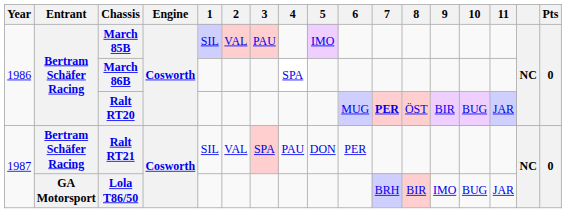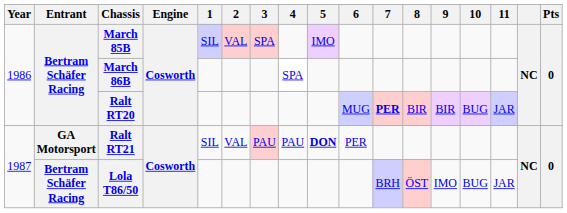(264, 41) PAU -> (264, 41) SPA
(416, 109) ÖST -> (417, 109) BIR
(66, 150) Bertram Schäfer Racing -> (66, 142) GA Motorsport
(264, 150) SPA -> (264, 142) PAU
(323, 150) normal -> (323, 142) bold
(66, 190) GA Motorsport -> (66, 183) Bertram Schäfer Racing
(416, 190) BIR -> (417, 183) ÖST
